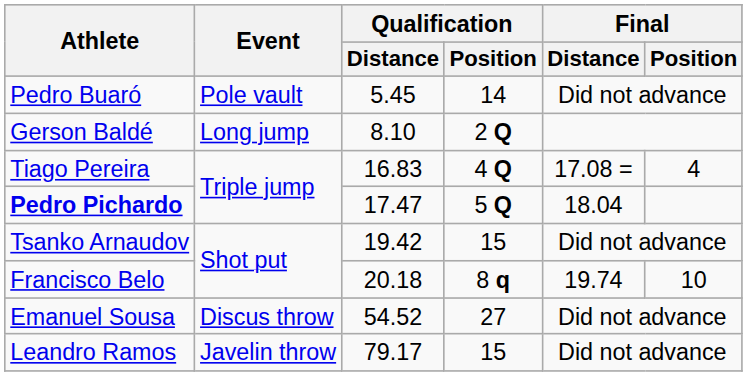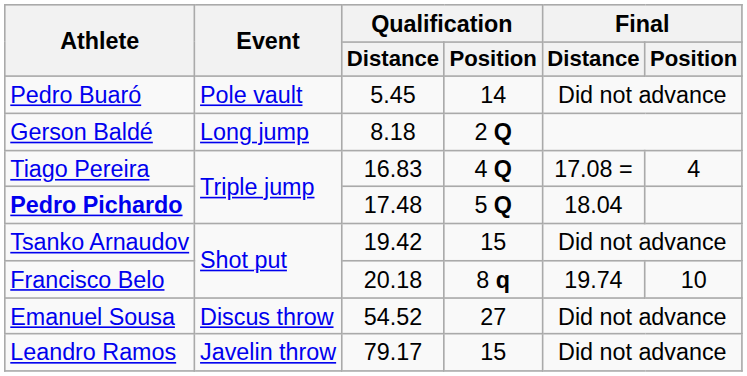(393, 132) 8.10 -> (393, 132) 8.18
(393, 206) 17.47 -> (393, 206) 17.48
